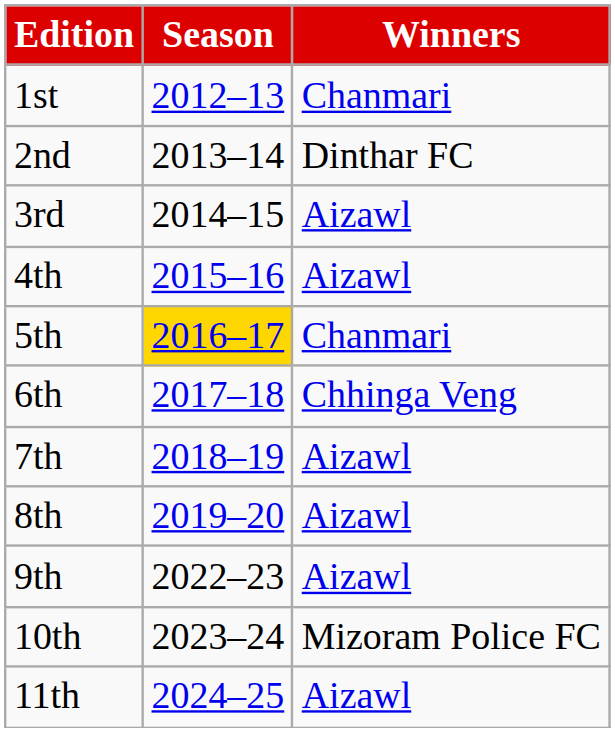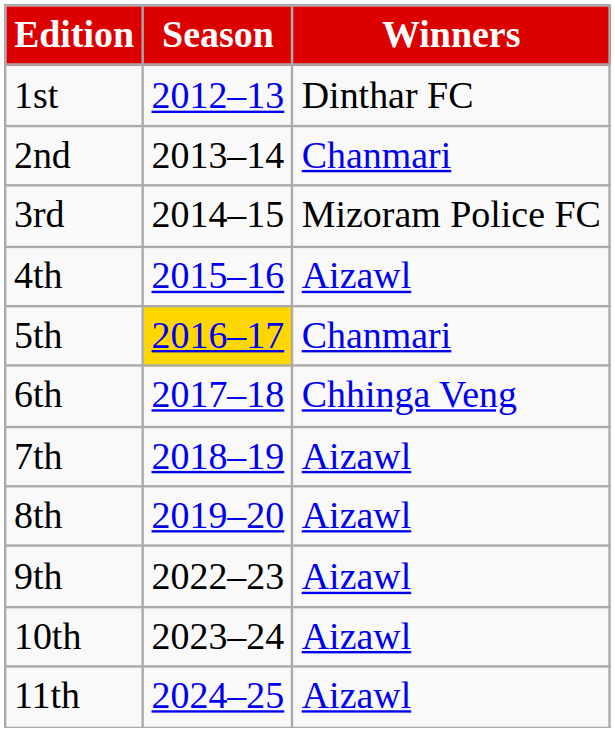(376, 94) Chanmari -> (388, 94) Dinthar FC
(388, 154) Dinthar FC -> (376, 154) Chanmari
(356, 214) Aizawl -> (451, 214) Mizoram Police FC
(451, 635) Mizoram Police FC -> (356, 635) Aizawl
